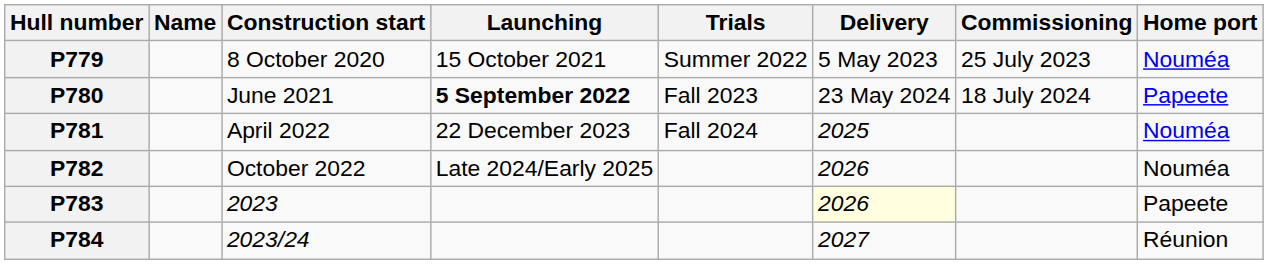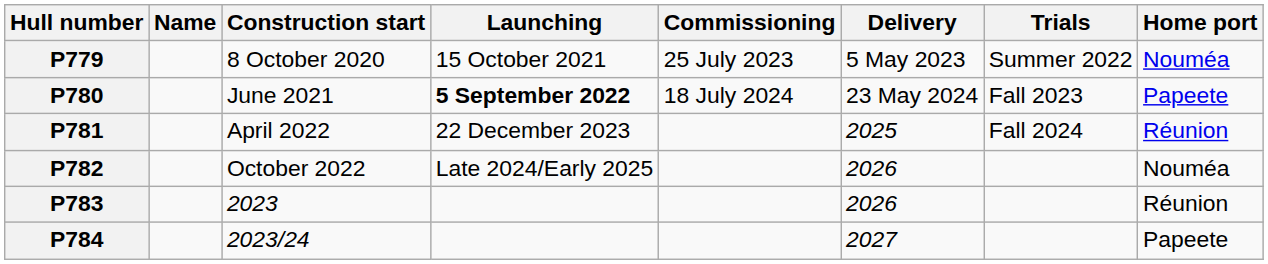columns swapped: (736, 22) <-> (1047, 22)
(1186, 131) Nouméa -> (1186, 131) Réunion
(844, 204) lightyellow background -> (871, 204) no background
(1186, 204) Papeete -> (1186, 204) Réunion
(1186, 240) Réunion -> (1186, 240) Papeete
